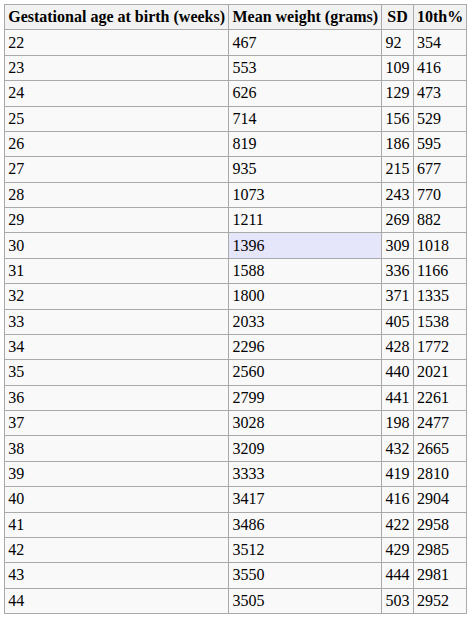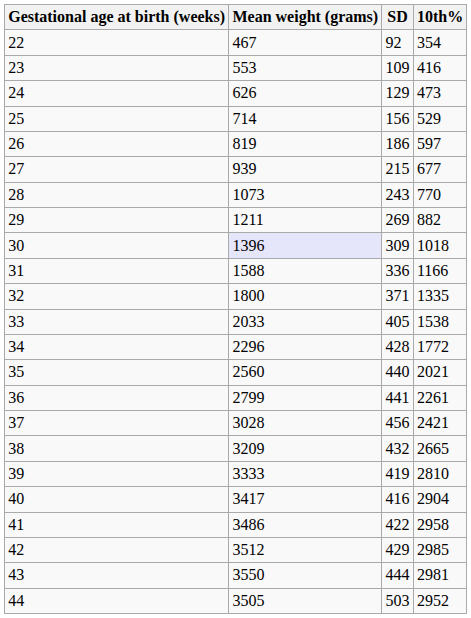(429, 144) 595 -> (429, 144) 597
(244, 169) 935 -> (244, 169) 939
(398, 423) 198 -> (398, 423) 456
(433, 423) 2477 -> (433, 423) 2421
